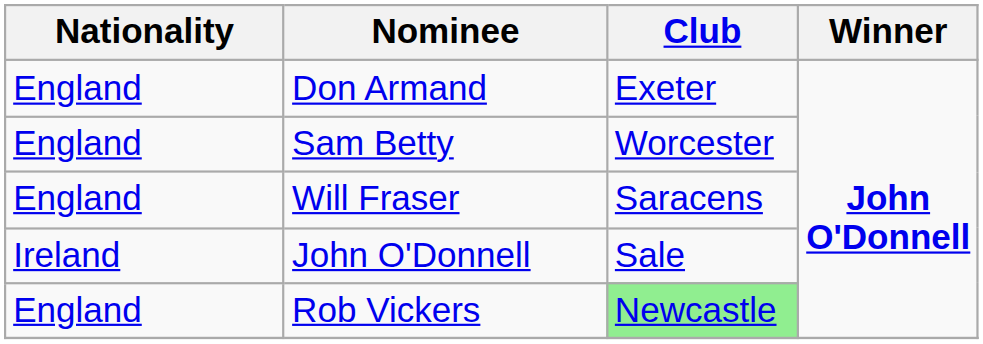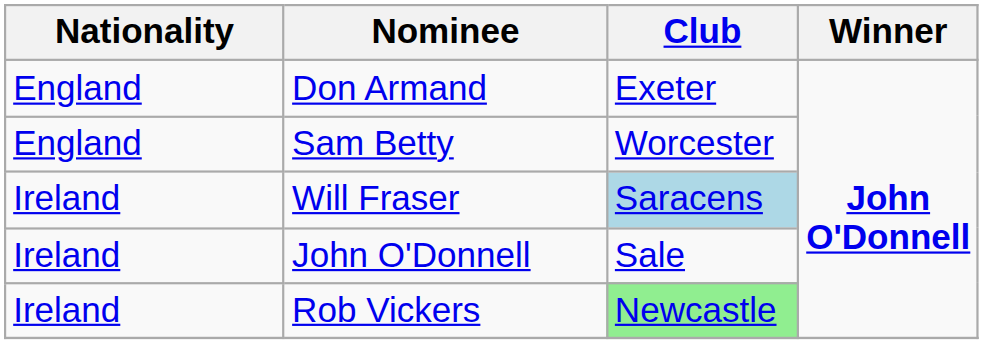(77, 198) England -> (67, 198) Ireland
(689, 198) no background -> (689, 198) lightblue background
(77, 310) England -> (67, 310) Ireland
